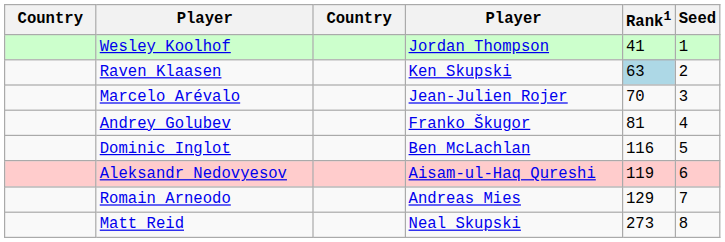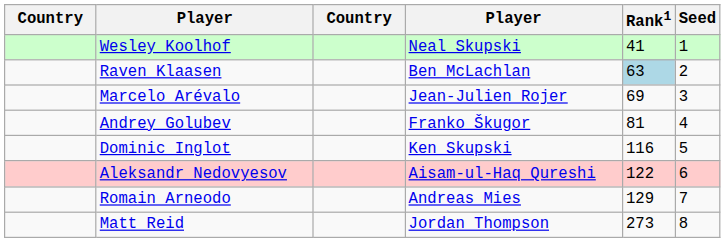(479, 47) Jordan Thompson -> (465, 47) Neal Skupski
(460, 72) Ken Skupski -> (469, 72) Ben McLachlan
(635, 98) 70 -> (635, 98) 69
(469, 148) Ben McLachlan -> (460, 148) Ken Skupski
(640, 174) 119 -> (640, 174) 122
(465, 225) Neal Skupski -> (479, 225) Jordan Thompson
